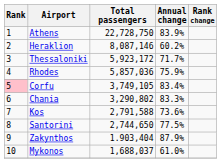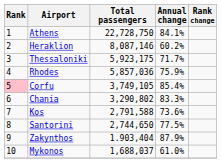(172, 33) 83.9% -> (172, 33) 84.1%
(132, 60) 5,923,172 -> (132, 60) 5,923,175
(172, 86) 83.4% -> (172, 86) 85.4%
